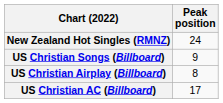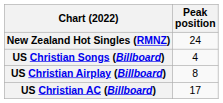(195, 57) 9 -> (195, 57) 4
